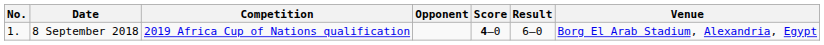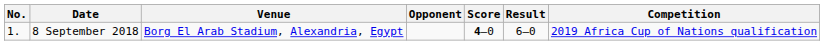columns swapped: (687, 13) <-> (277, 13)
